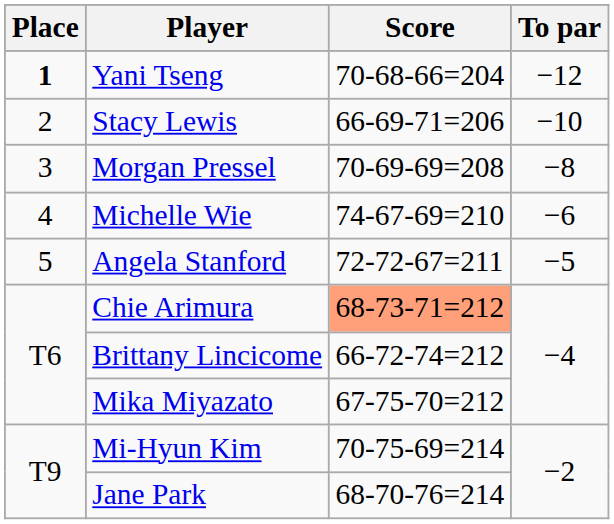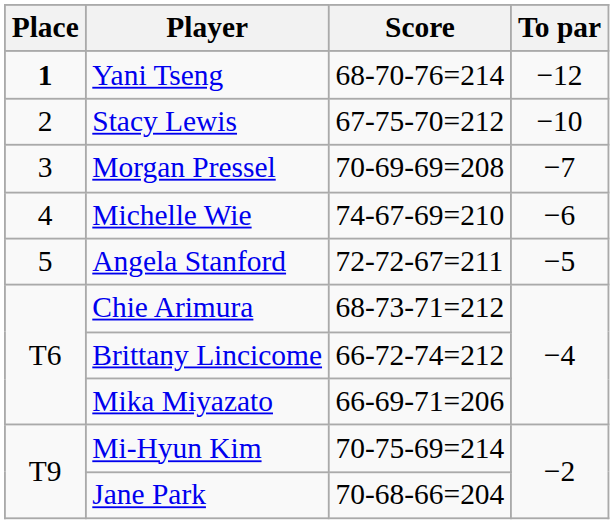(420, 74) 70-68-66=204 -> (420, 74) 68-70-76=214
(420, 121) 66-69-71=206 -> (420, 121) 67-75-70=212
(559, 167) −8 -> (559, 167) −7
(420, 307) lightsalmon background -> (420, 307) no background
(420, 401) 67-75-70=212 -> (420, 401) 66-69-71=206
(420, 494) 68-70-76=214 -> (420, 494) 70-68-66=204
